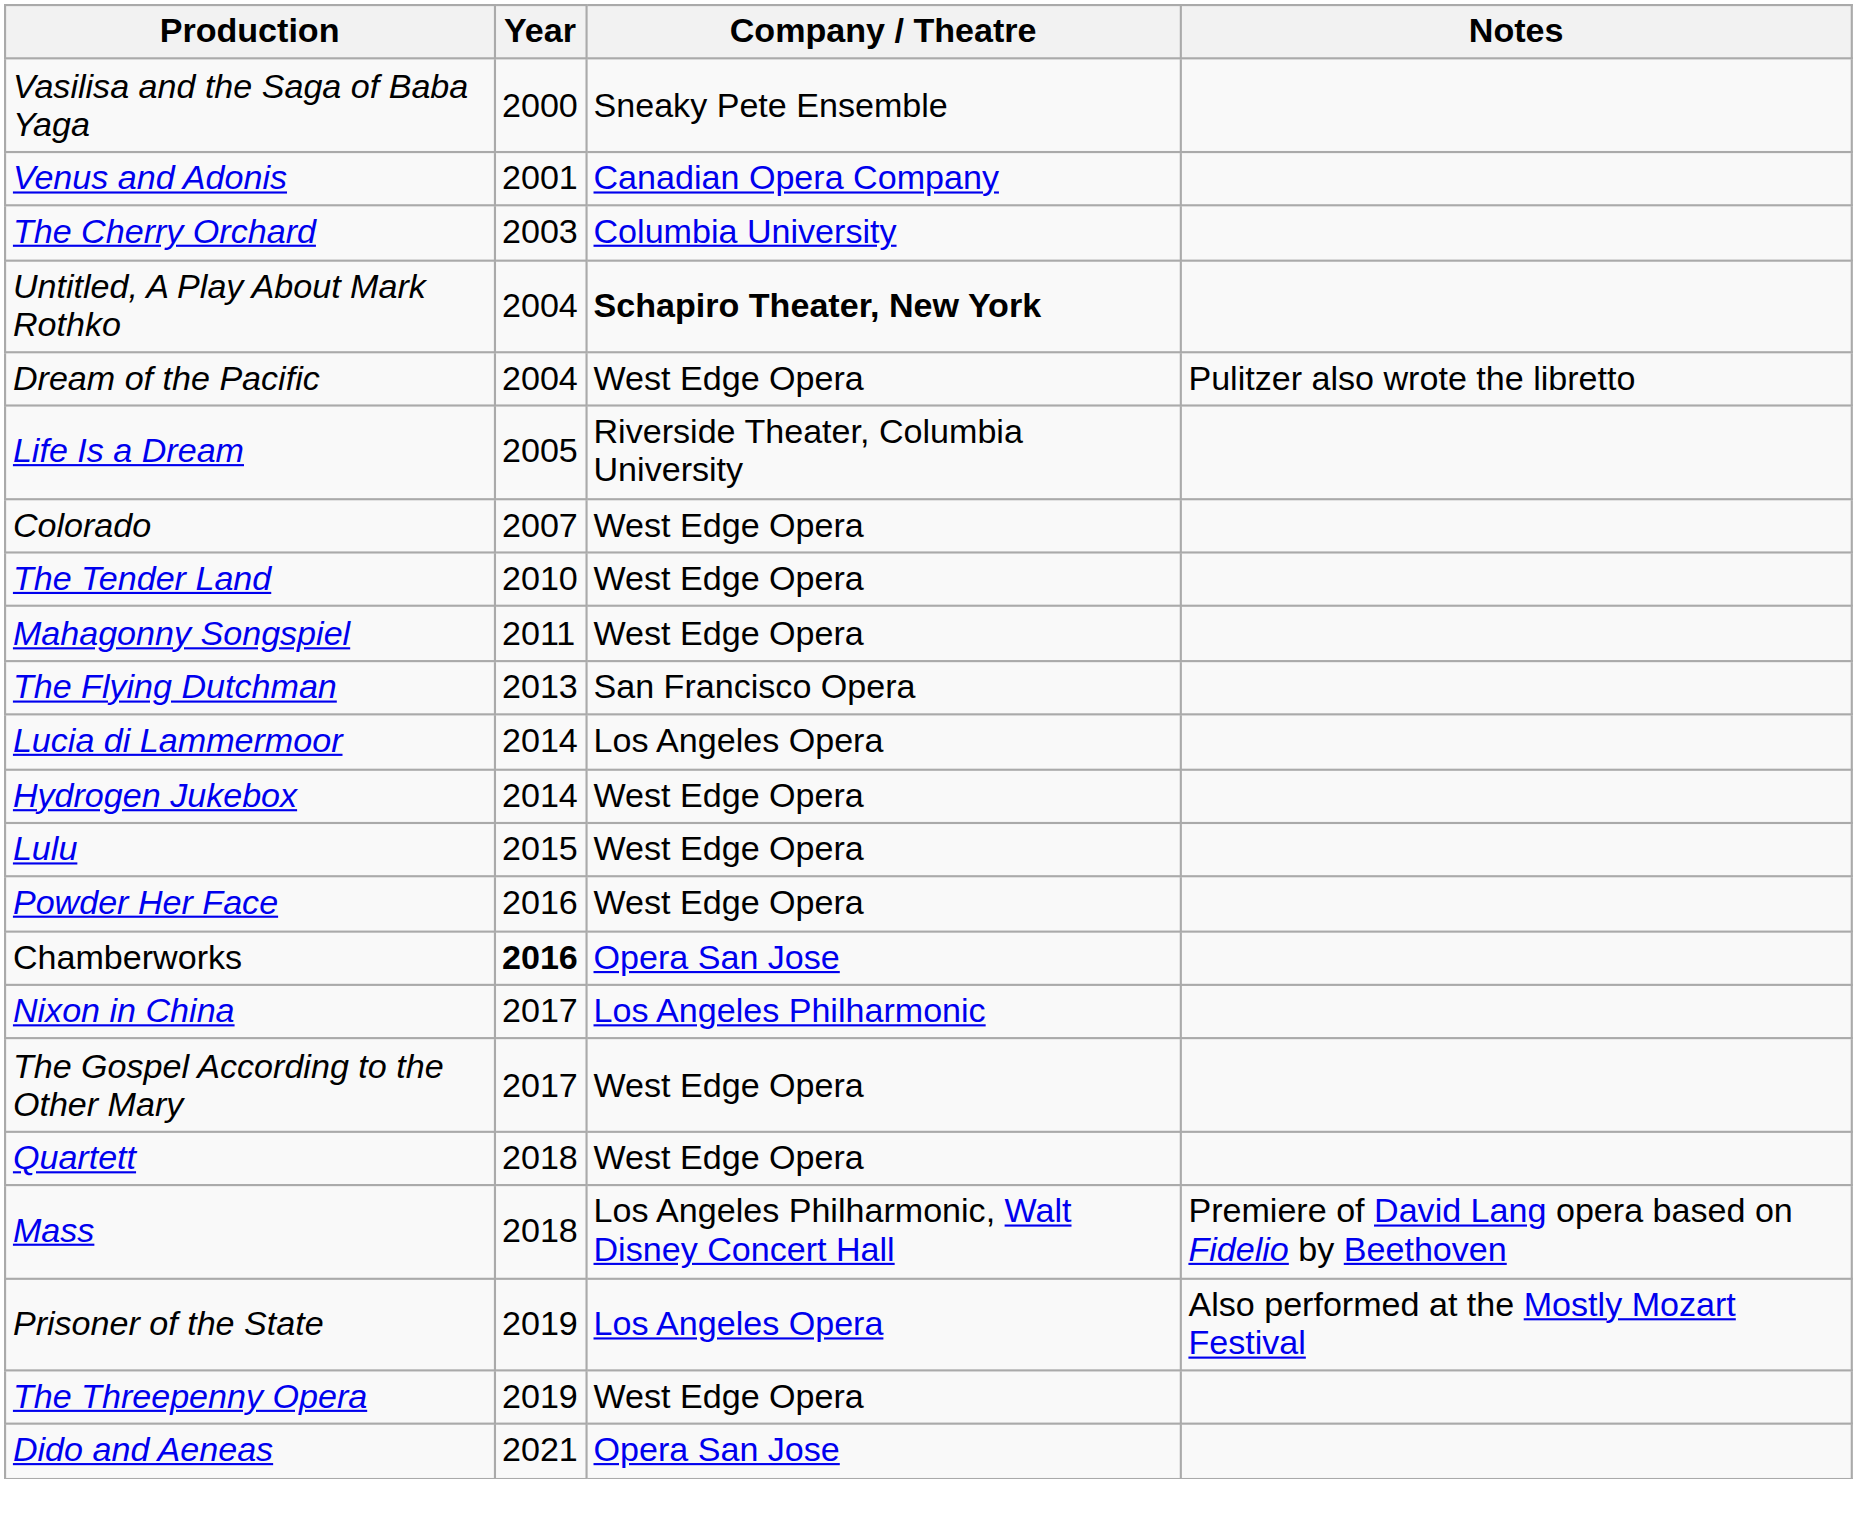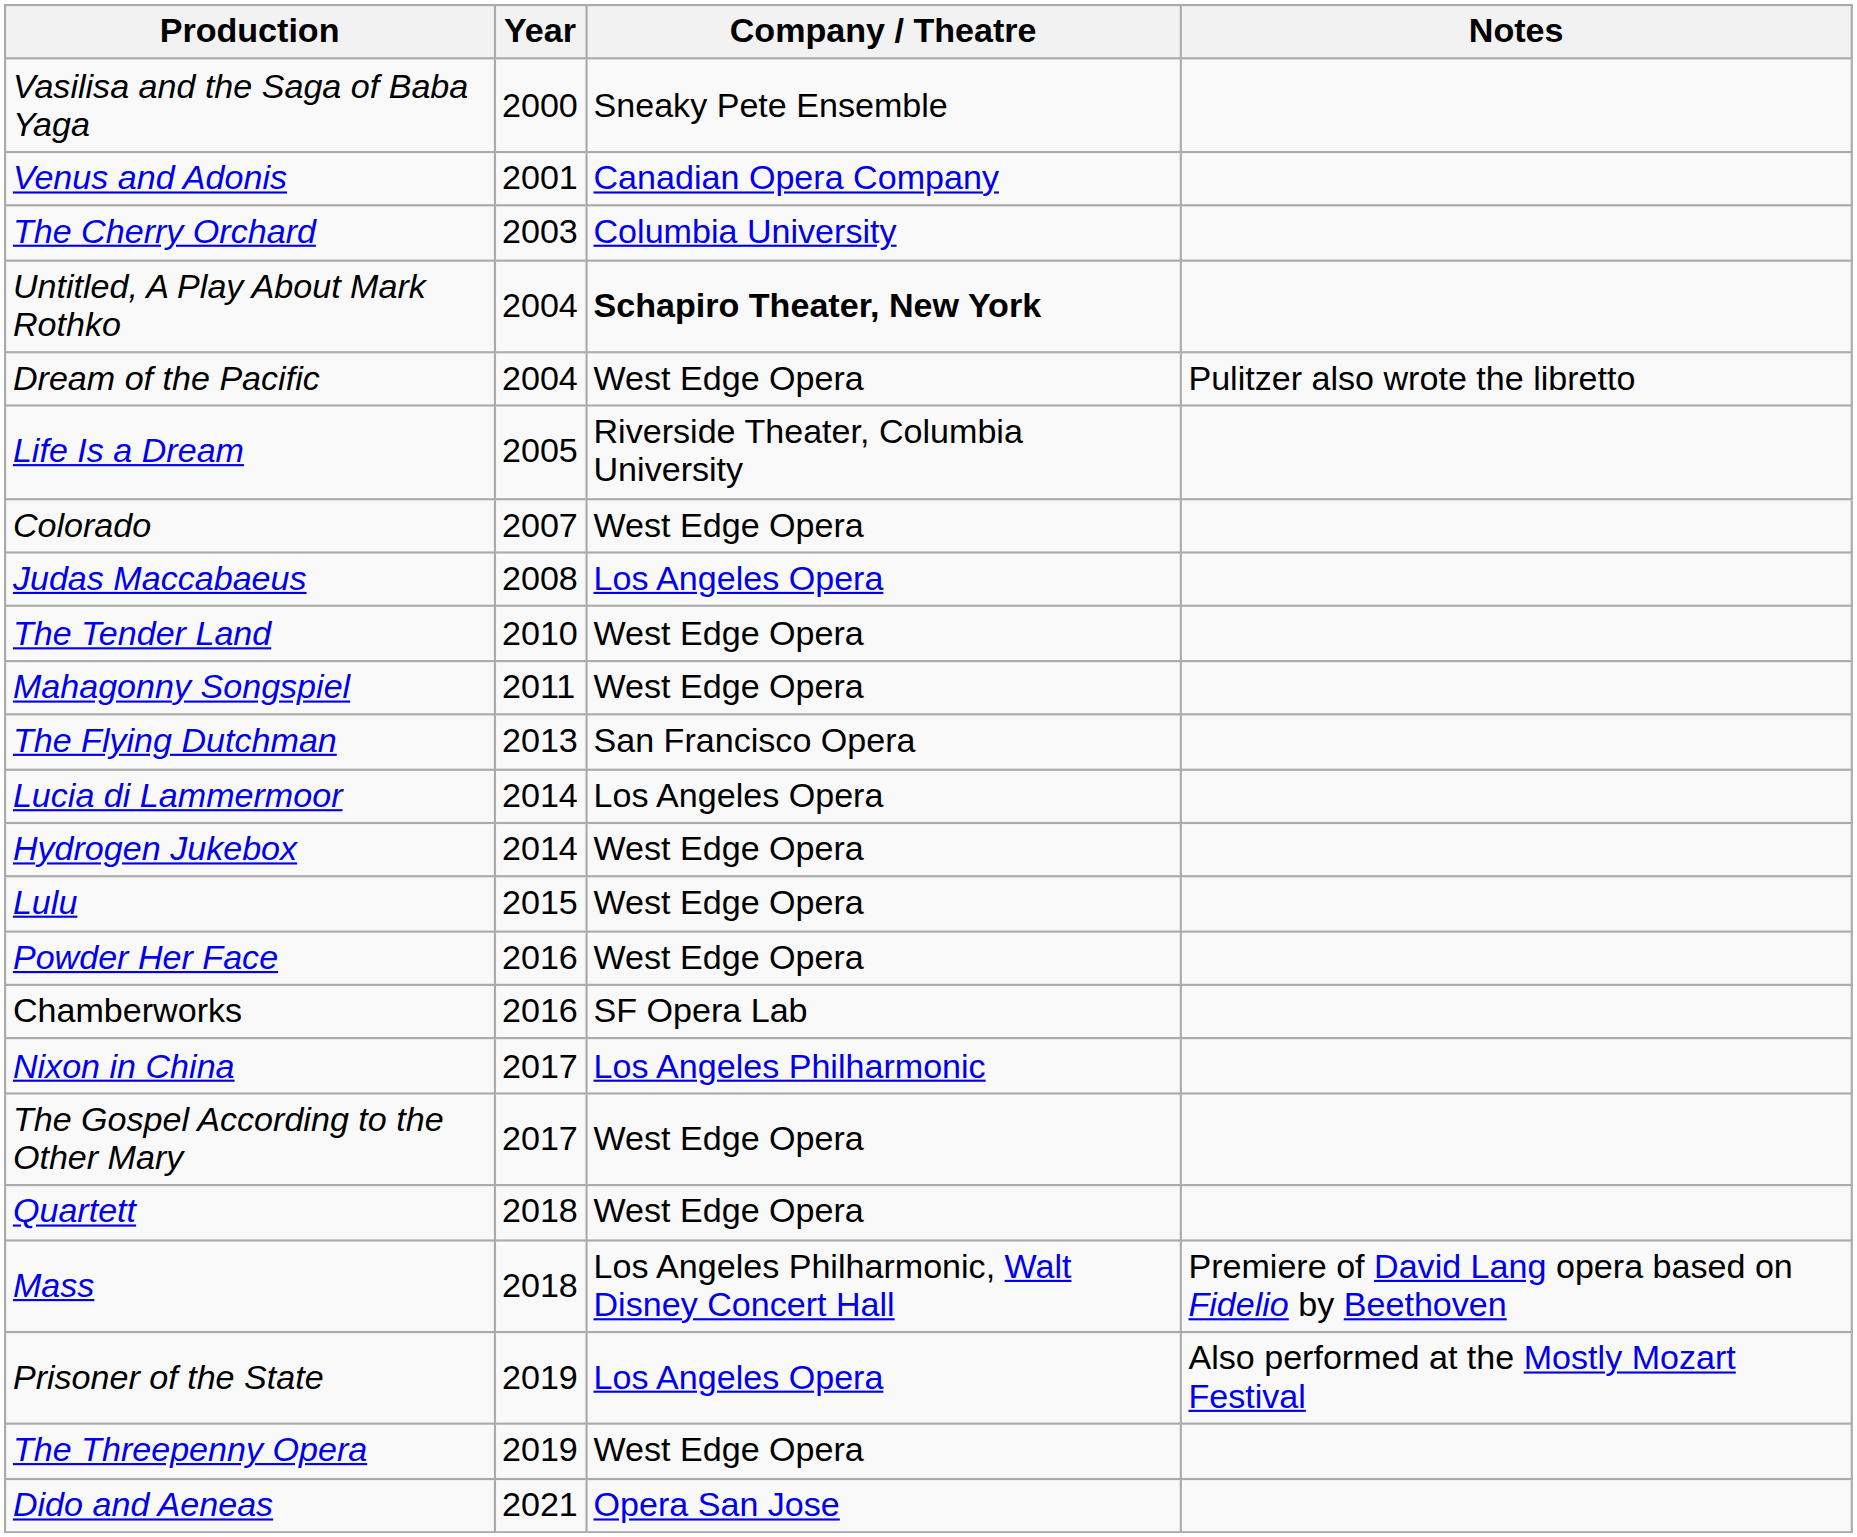+ row: (160, 578)
(540, 957) bold -> (540, 1011) normal
(717, 957) Opera San Jose -> (701, 1011) SF Opera Lab
